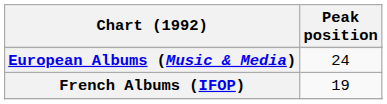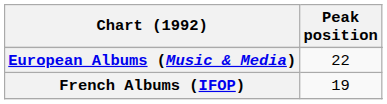(341, 60) 24 -> (341, 60) 22
